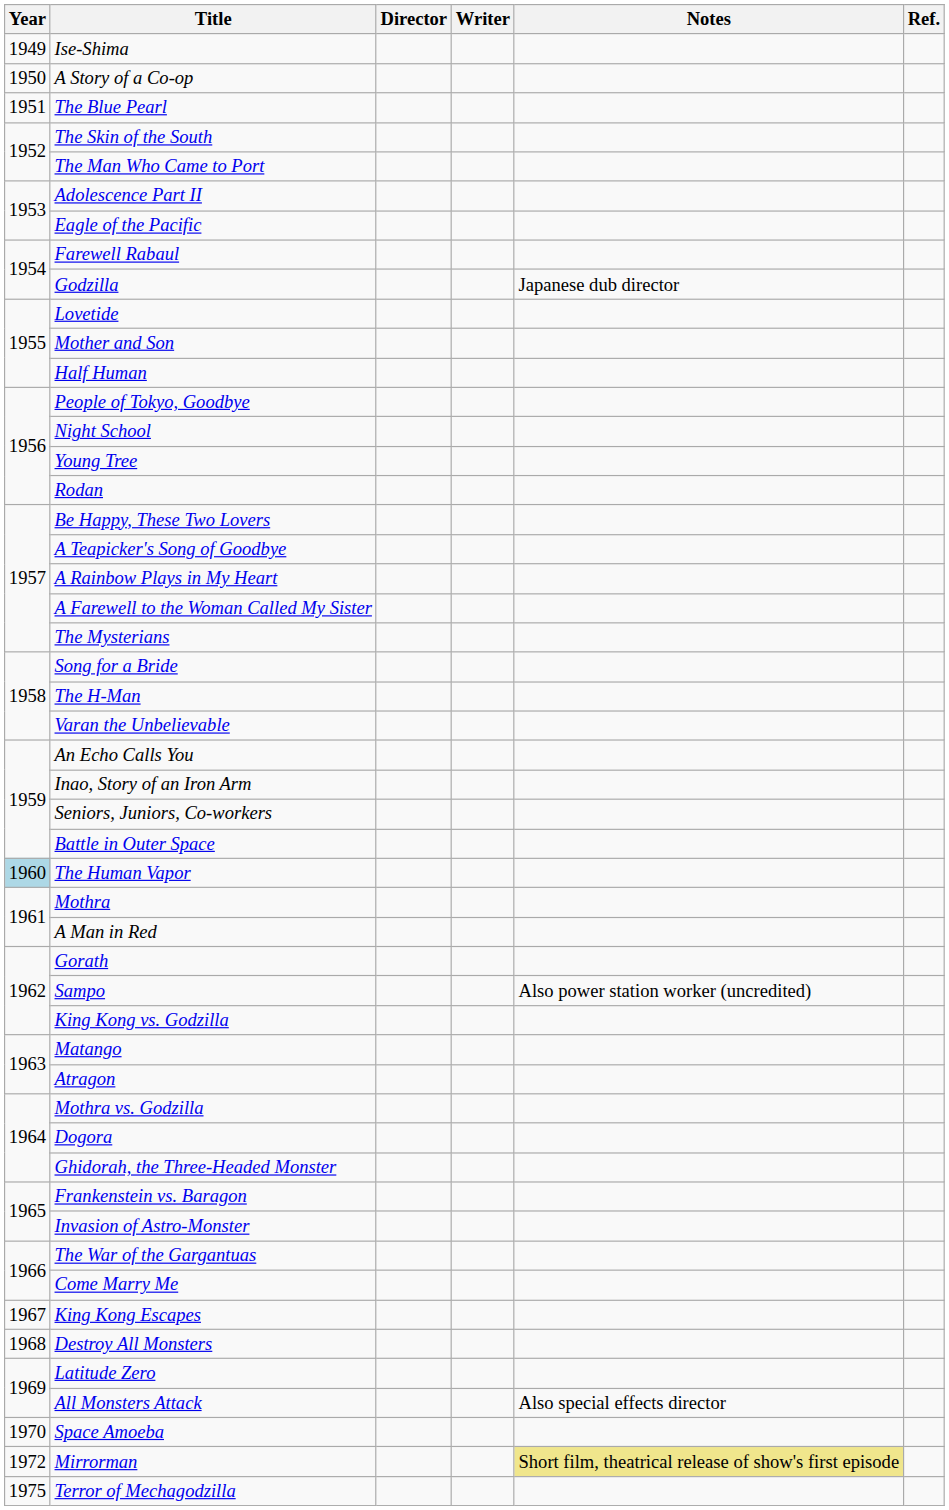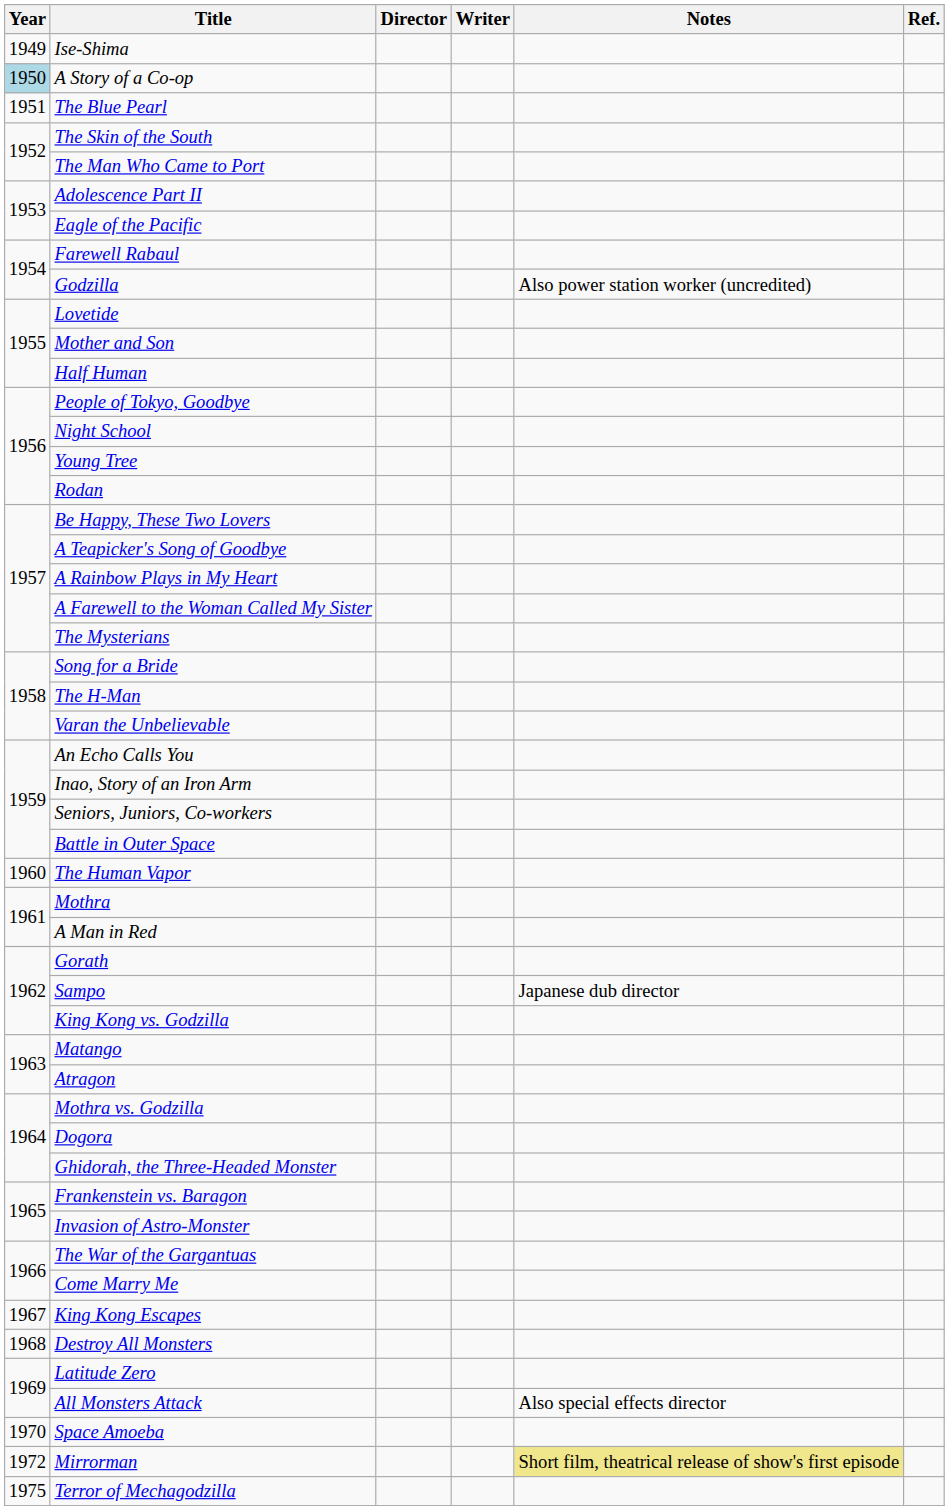(27, 78) no background -> (27, 78) lightblue background
(599, 284) Japanese dub director -> (665, 284) Also power station worker (uncredited)
(27, 872) lightblue background -> (27, 872) no background
(665, 990) Also power station worker (uncredited) -> (599, 990) Japanese dub director
